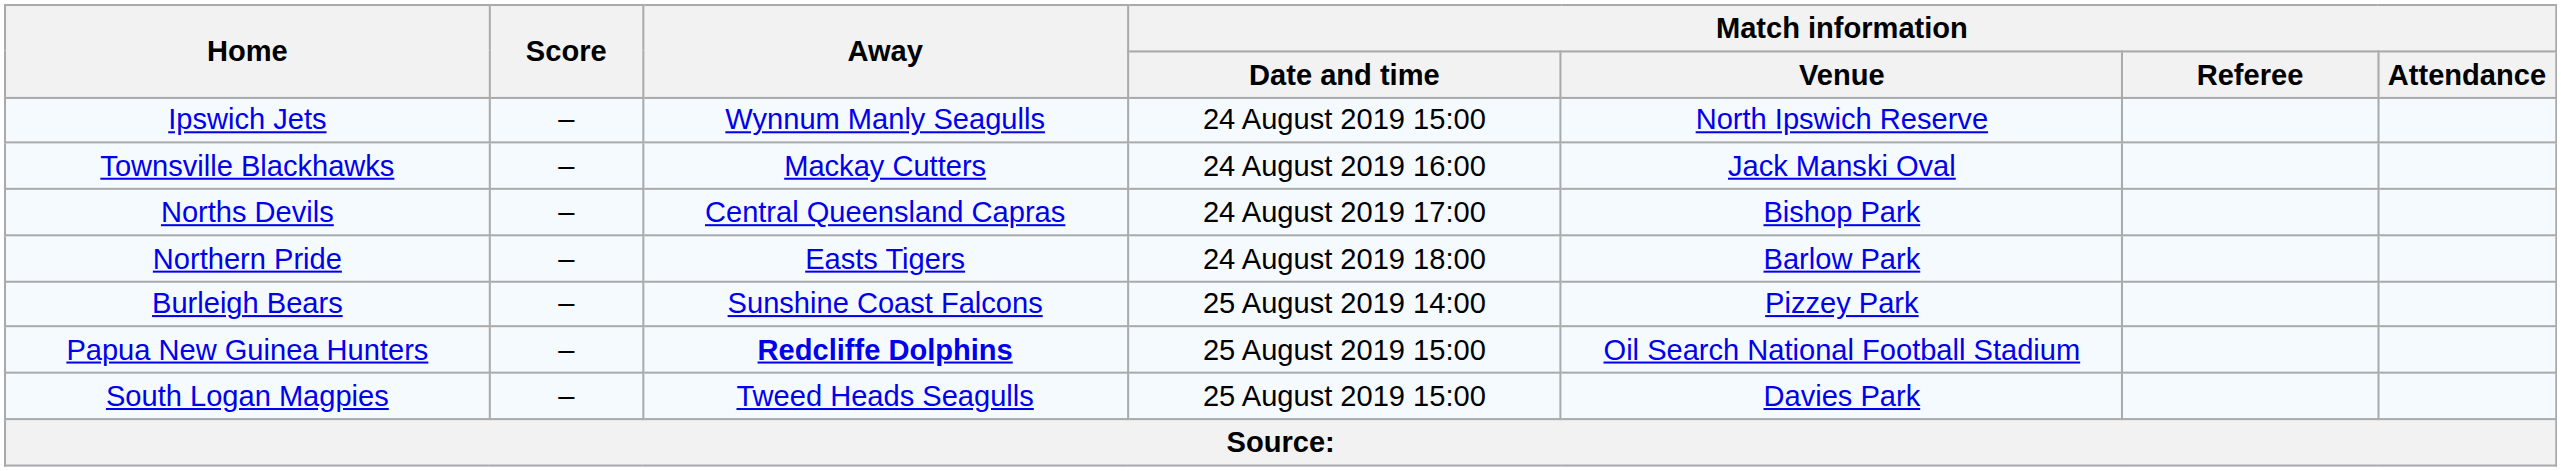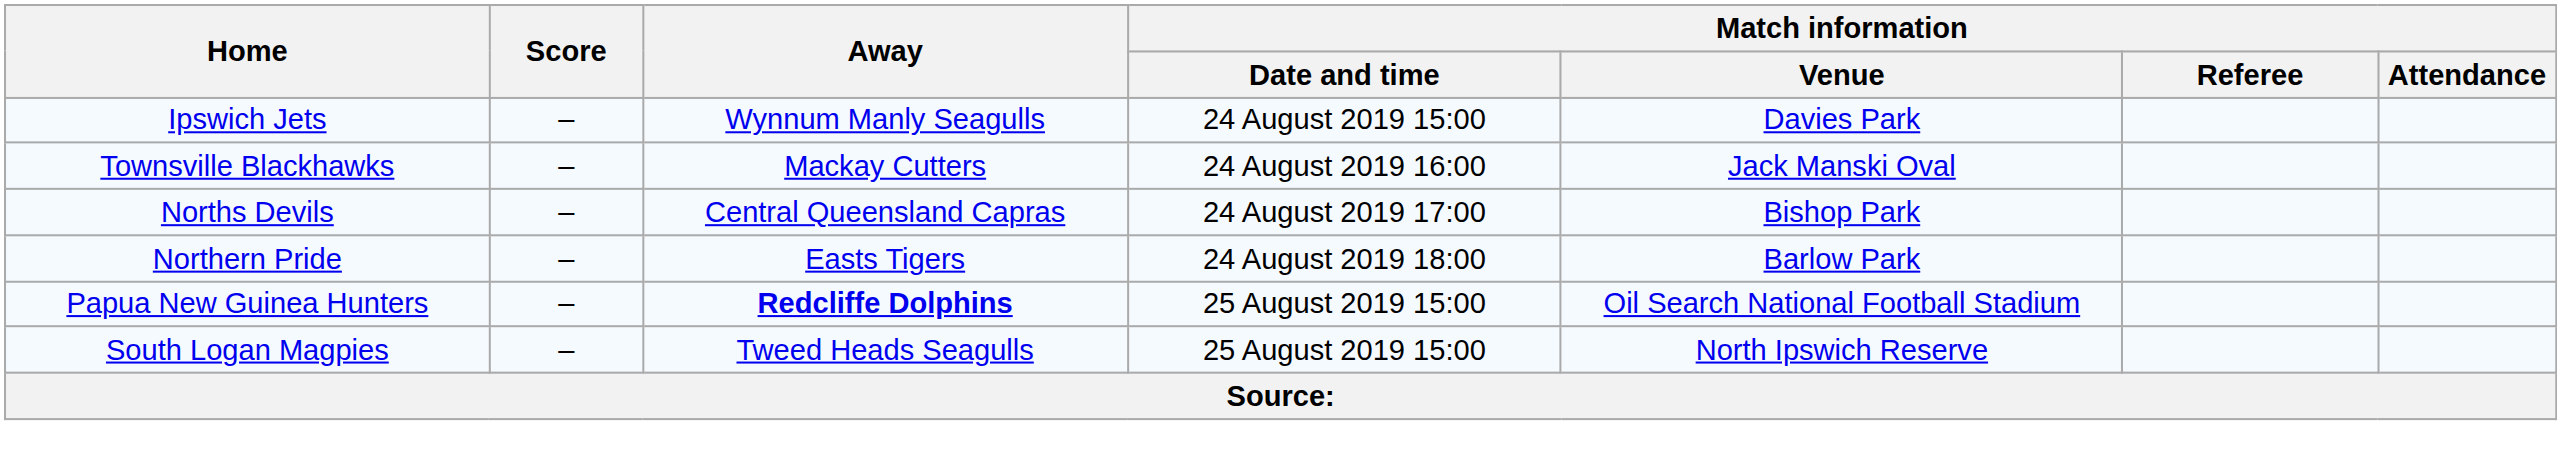(1842, 120) North Ipswich Reserve -> (1842, 120) Davies Park
- row: (247, 304)
(1842, 396) Davies Park -> (1842, 350) North Ipswich Reserve
